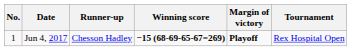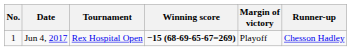columns swapped: (309, 17) <-> (102, 17)
(243, 38) bold -> (253, 38) normal
